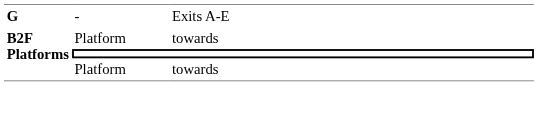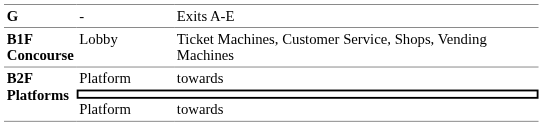+ row: (99, 38)
